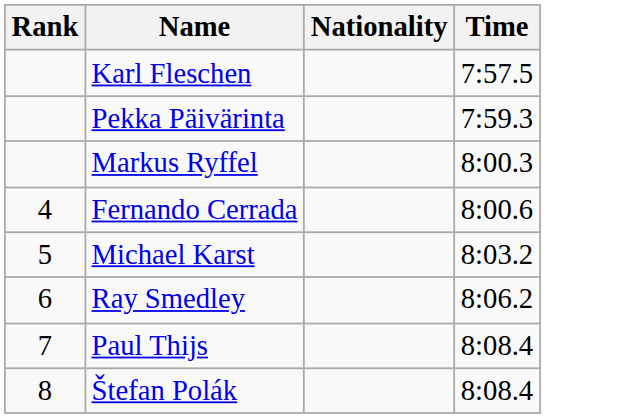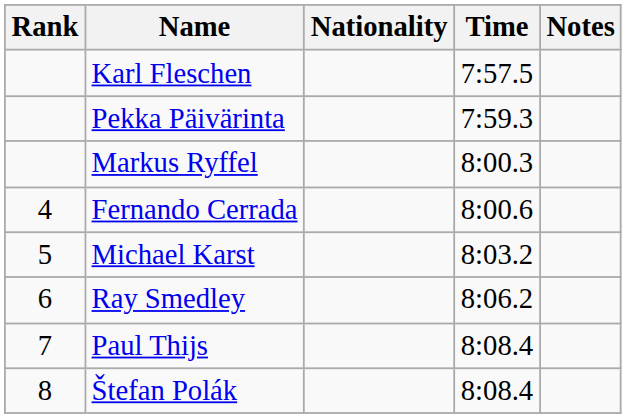+ column: (581, 27)
